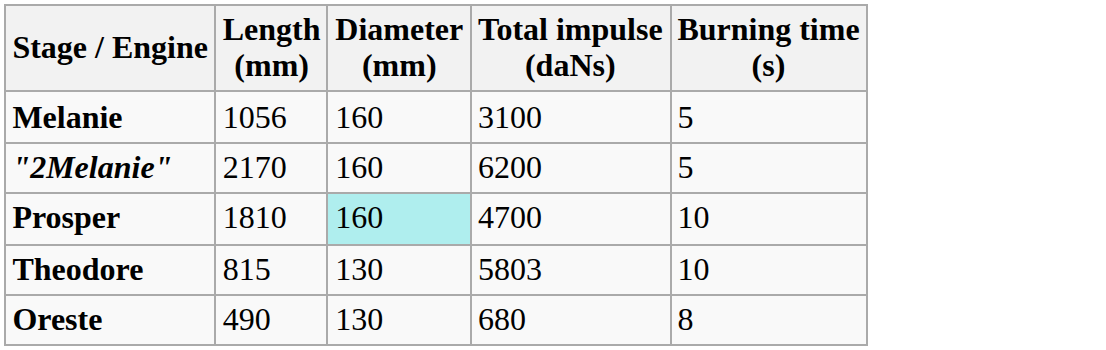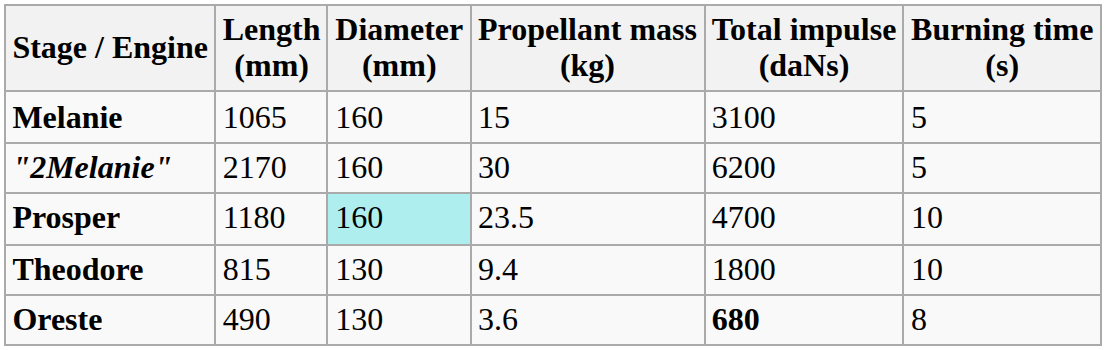+ column: (587, 47)
(255, 116) 1056 -> (255, 116) 1065
(255, 218) 1810 -> (254, 218) 1180
(510, 268) 5803 -> (744, 268) 1800
(502, 319) normal -> (736, 319) bold
